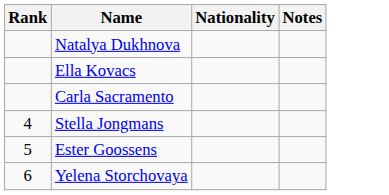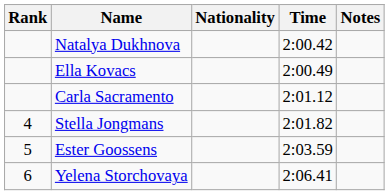+ column: (308, 17)
